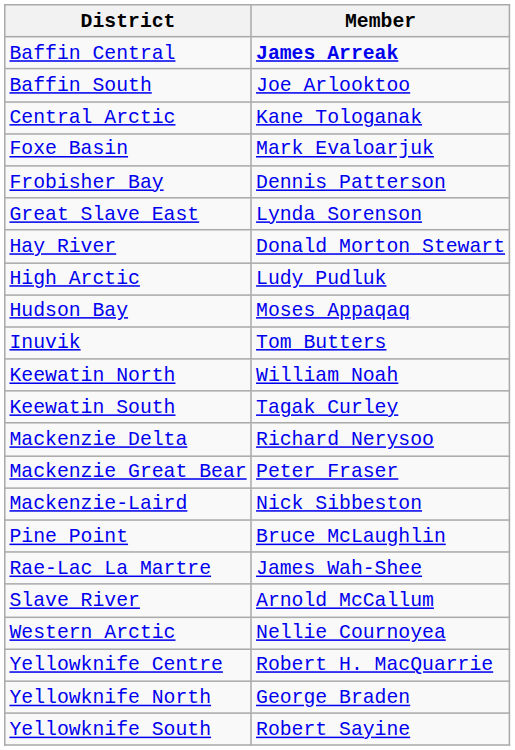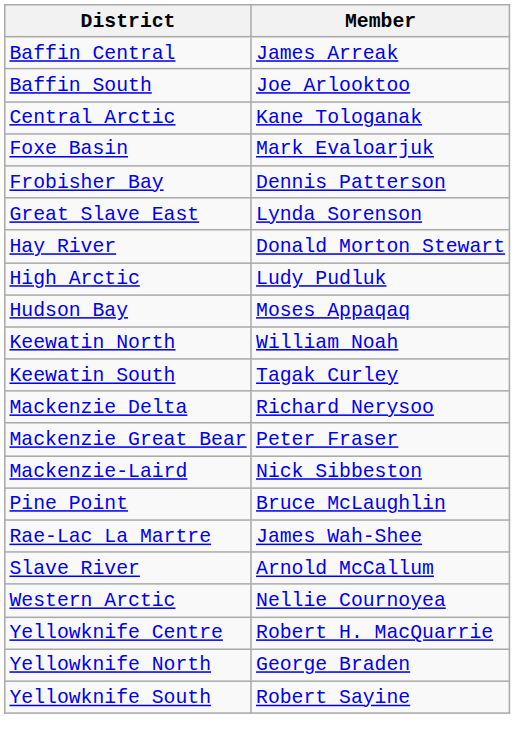(327, 53) bold -> (327, 53) normal
- row: (45, 343)
